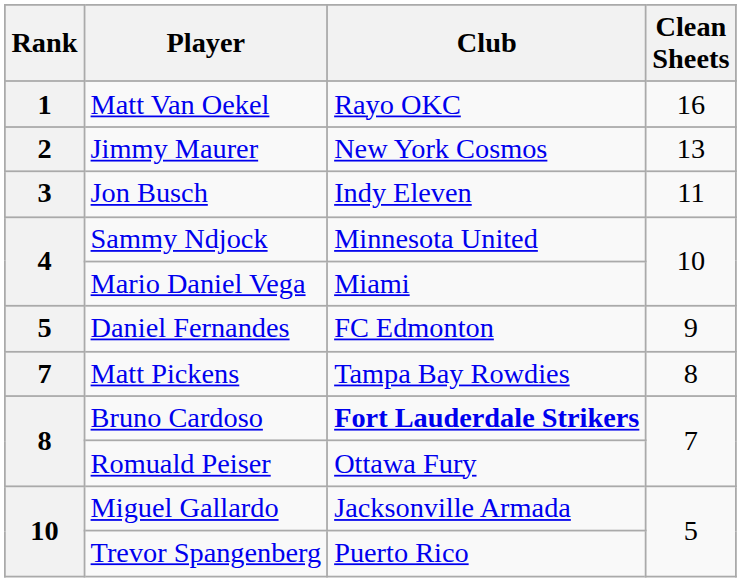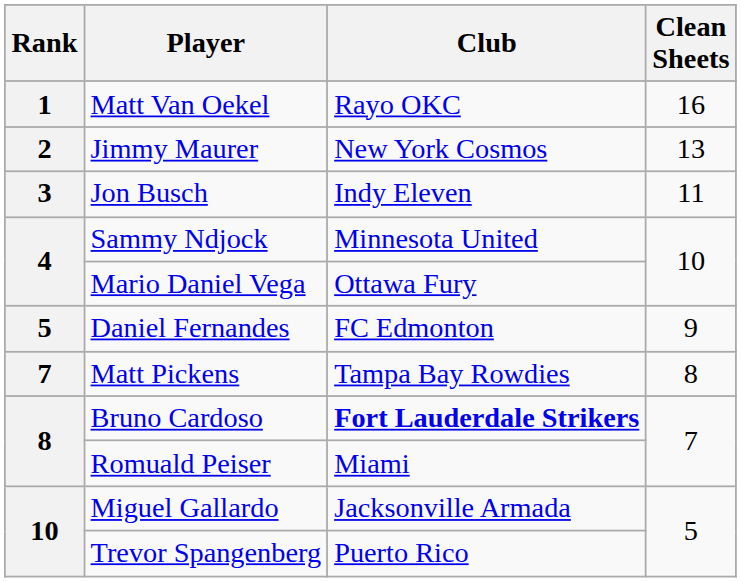(372, 283) Miami -> (405, 283) Ottawa Fury
(405, 463) Ottawa Fury -> (372, 463) Miami
